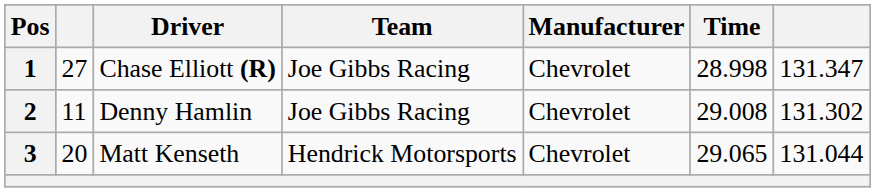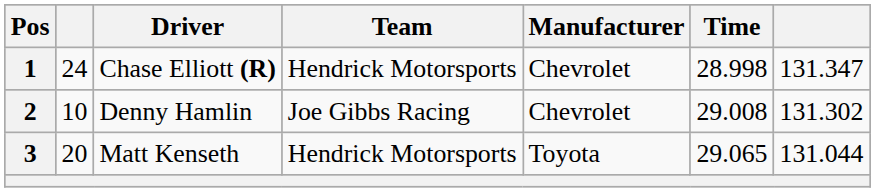(74, 68) 27 -> (74, 68) 24
(379, 68) Joe Gibbs Racing -> (402, 68) Hendrick Motorsports
(74, 111) 11 -> (74, 111) 10
(580, 153) Chevrolet -> (564, 153) Toyota
